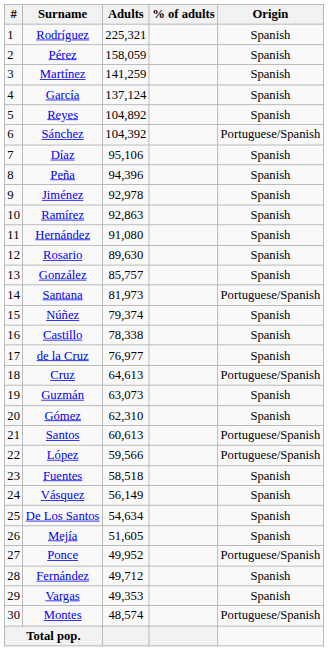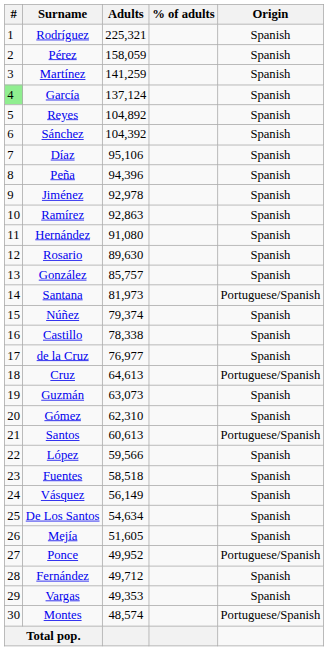(10, 94) no background -> (10, 94) lightgreen background
(270, 134) Portuguese/Spanish -> (270, 134) Spanish
(270, 455) Portuguese/Spanish -> (270, 455) Spanish
